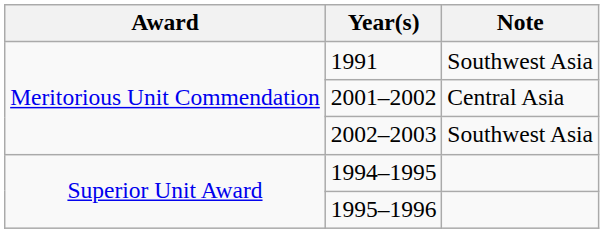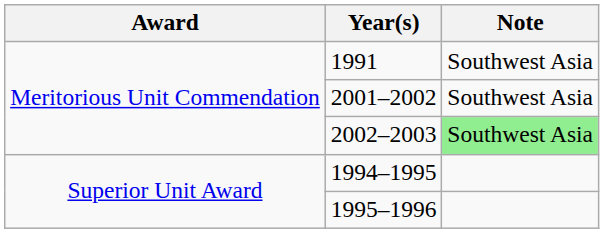(506, 97) Central Asia -> (520, 97) Southwest Asia
(520, 135) no background -> (520, 135) lightgreen background
